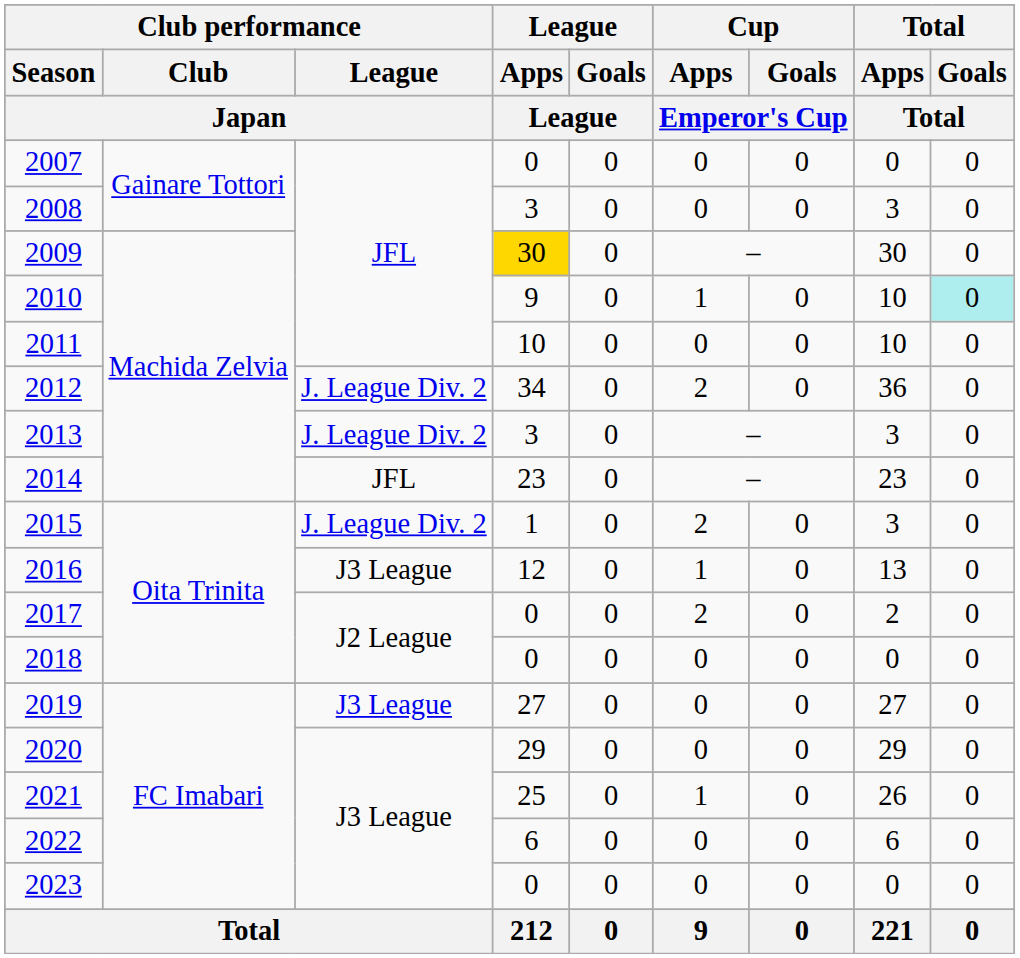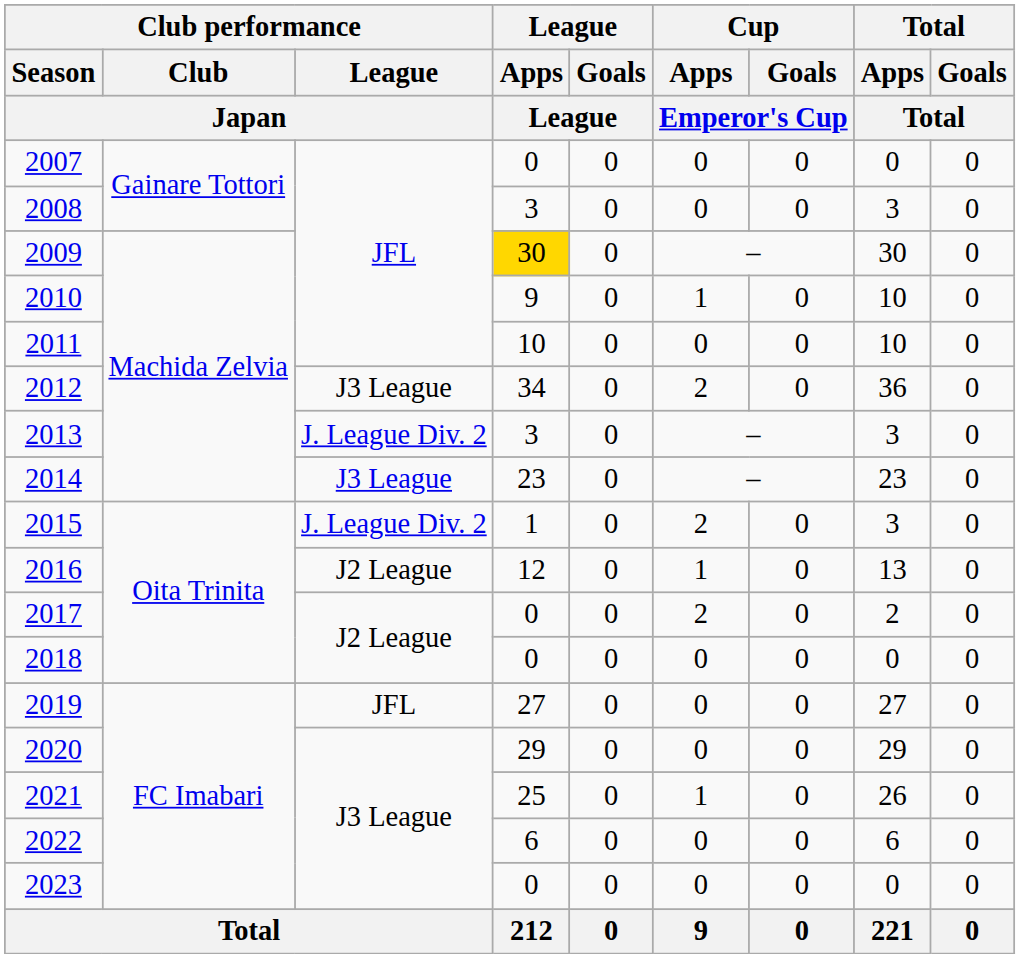(972, 298) paleturquoise background -> (972, 298) no background
(394, 388) J. League Div. 2 -> (394, 388) J3 League
(394, 478) JFL -> (394, 478) J3 League
(394, 569) J3 League -> (394, 569) J2 League
(394, 704) J3 League -> (394, 704) JFL
